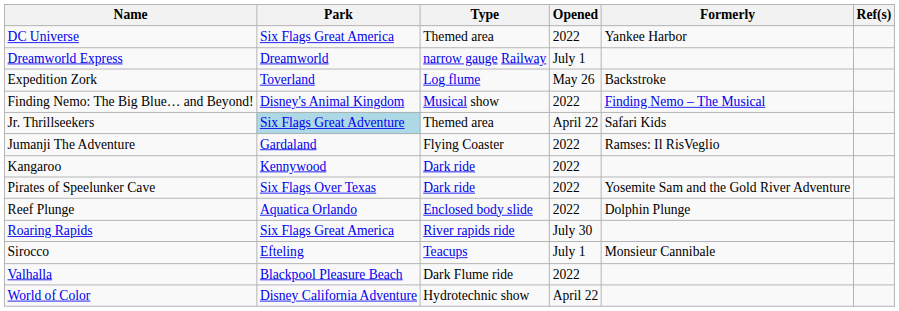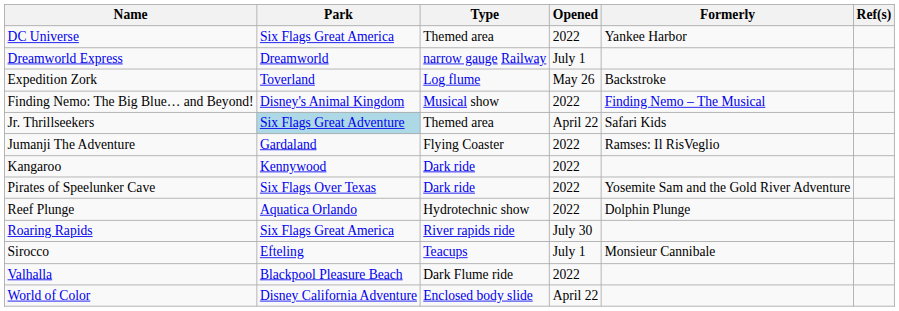(478, 209) Enclosed body slide -> (476, 209) Hydrotechnic show
(476, 295) Hydrotechnic show -> (478, 295) Enclosed body slide
